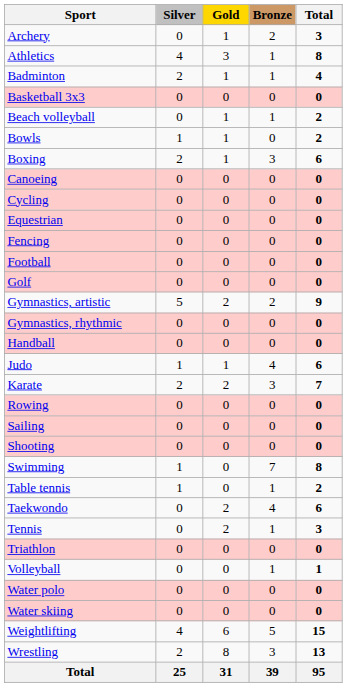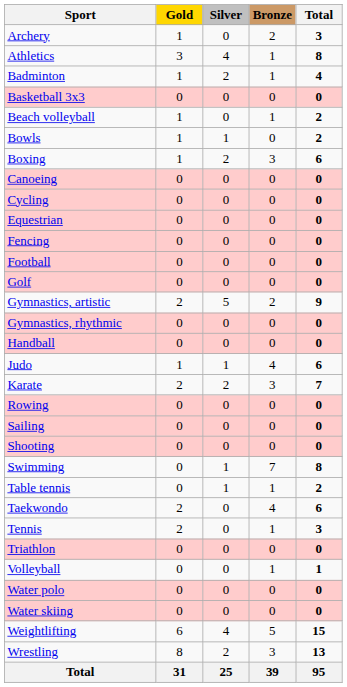columns swapped: (226, 14) <-> (179, 14)
